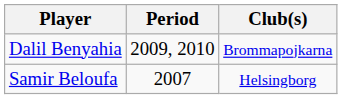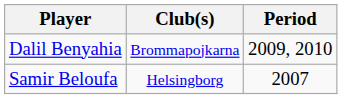columns swapped: (278, 19) <-> (172, 19)
